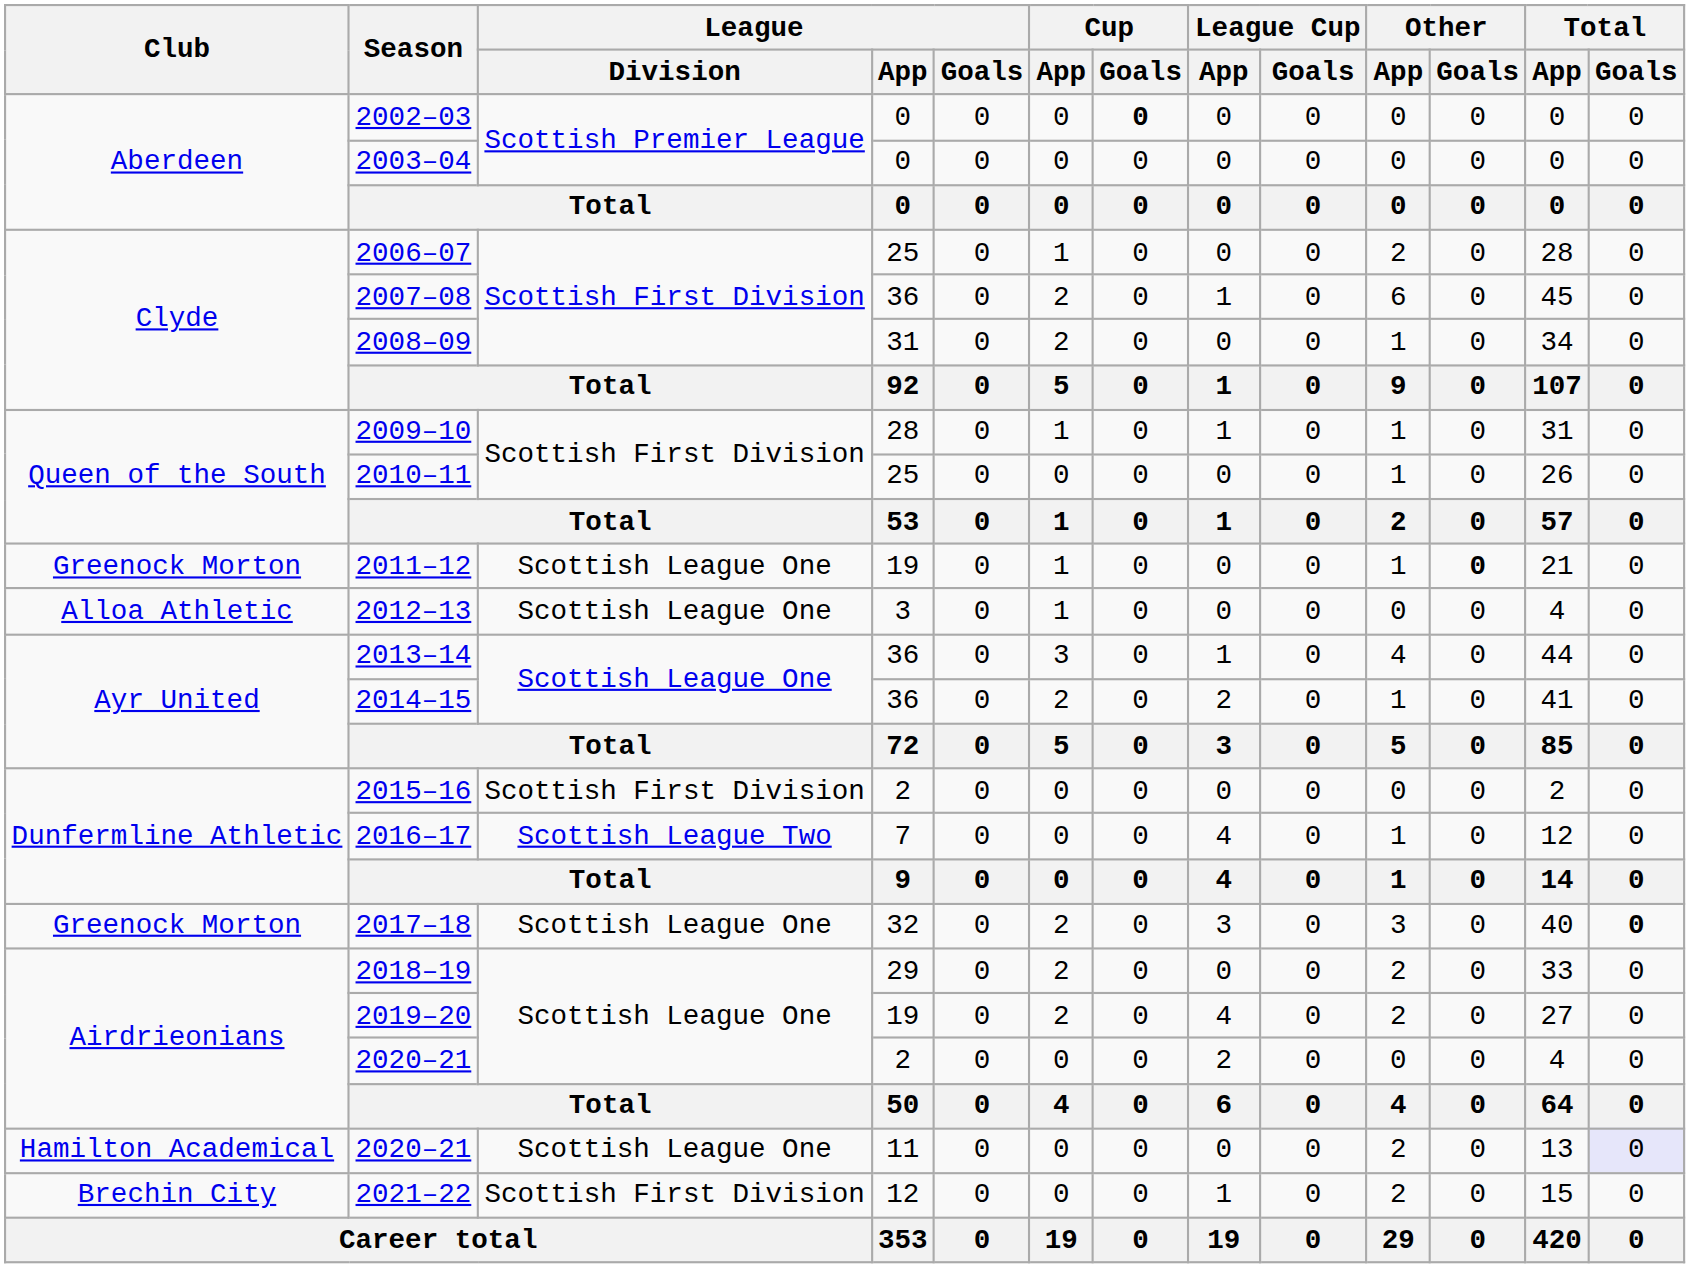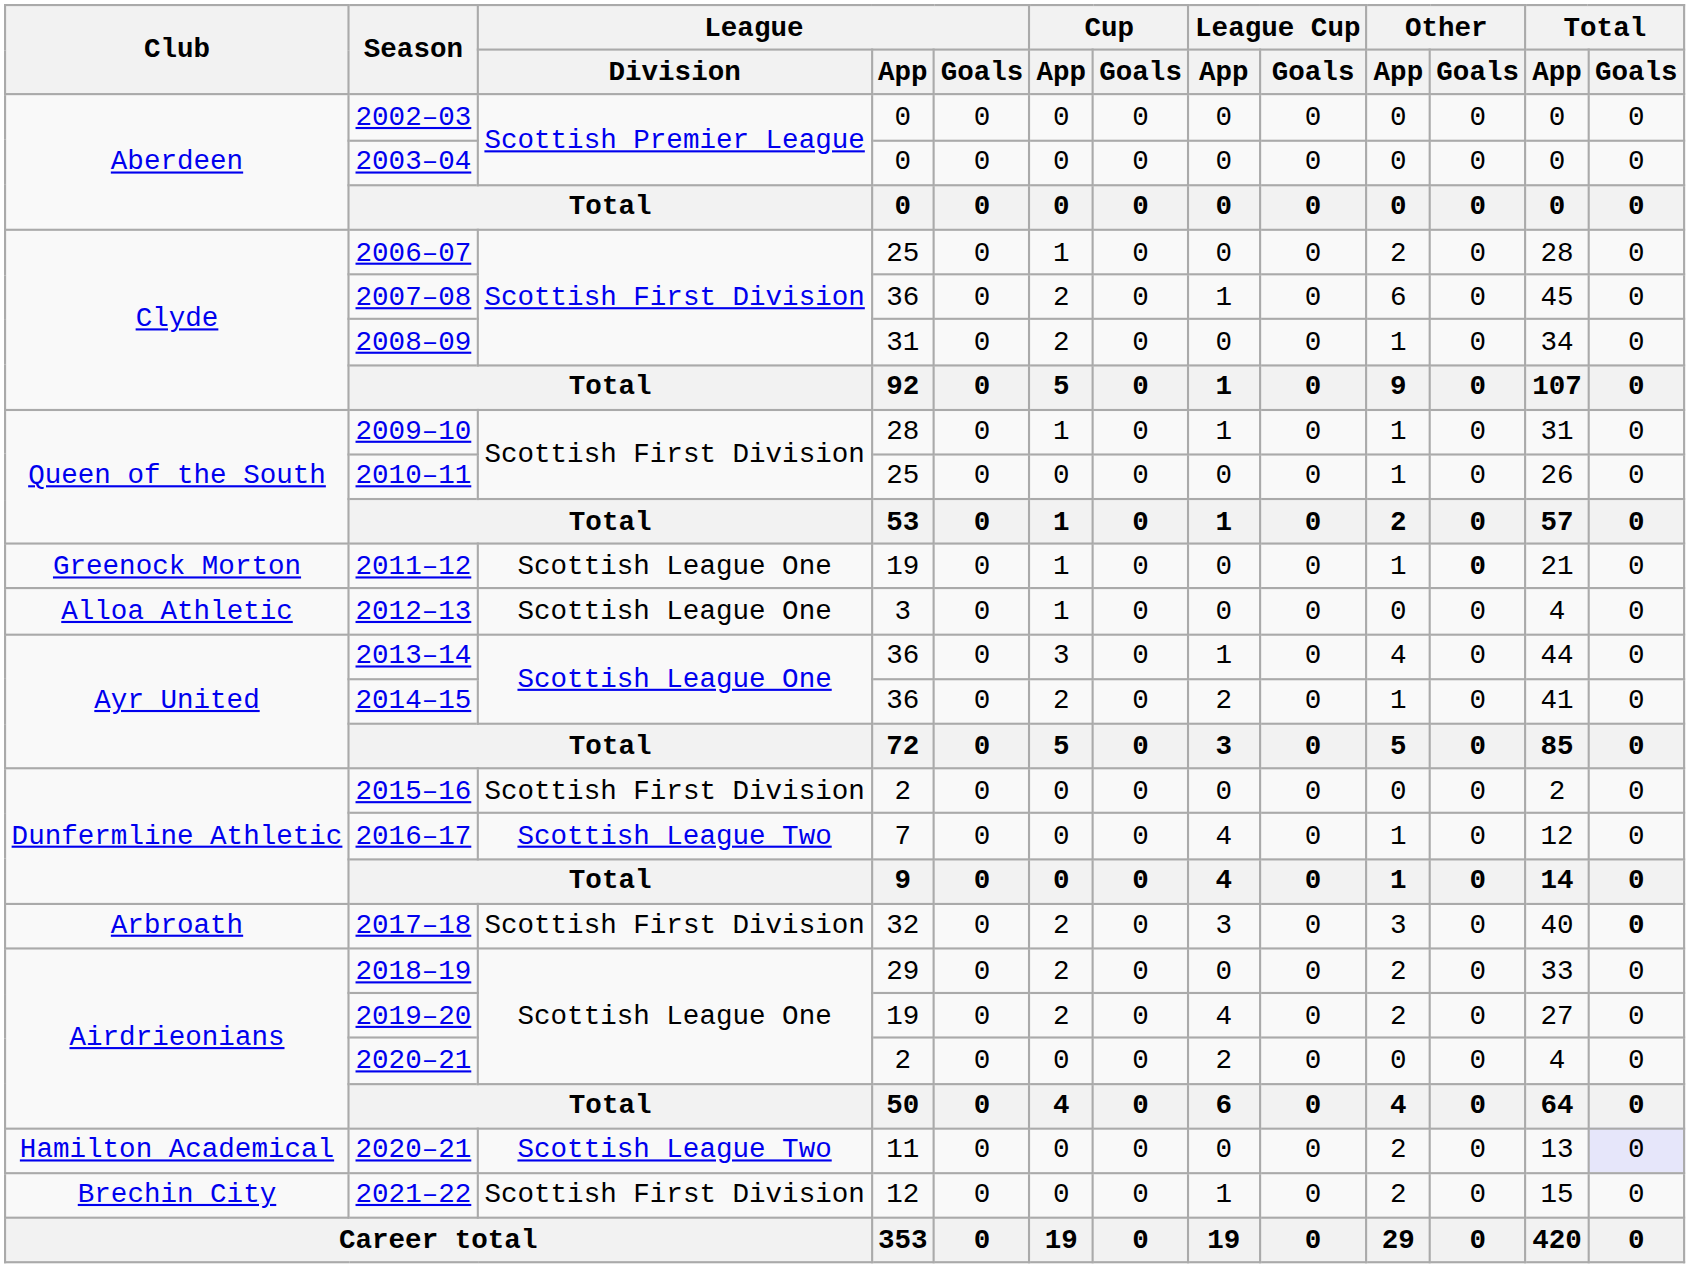(1141, 117) bold -> (1141, 117) normal
(177, 926) Greenock Morton -> (177, 926) Arbroath
(675, 926) Scottish League One -> (675, 926) Scottish First Division
(675, 1150) Scottish League One -> (675, 1150) Scottish League Two
